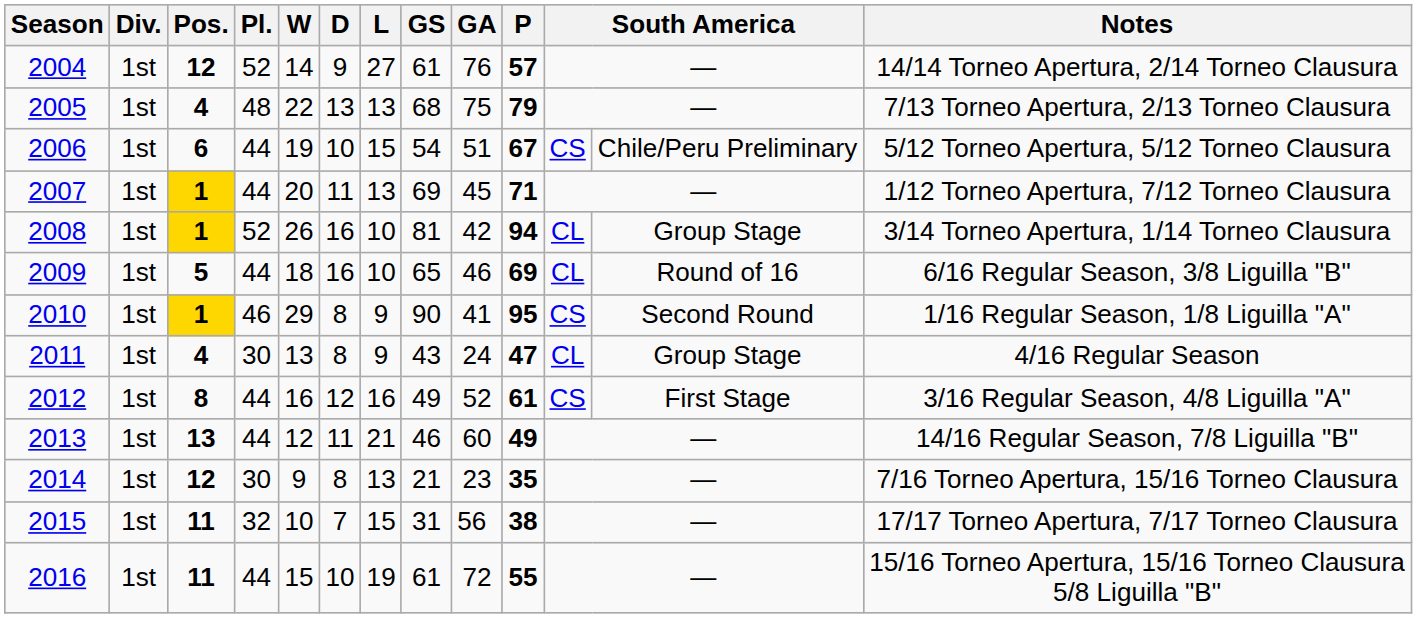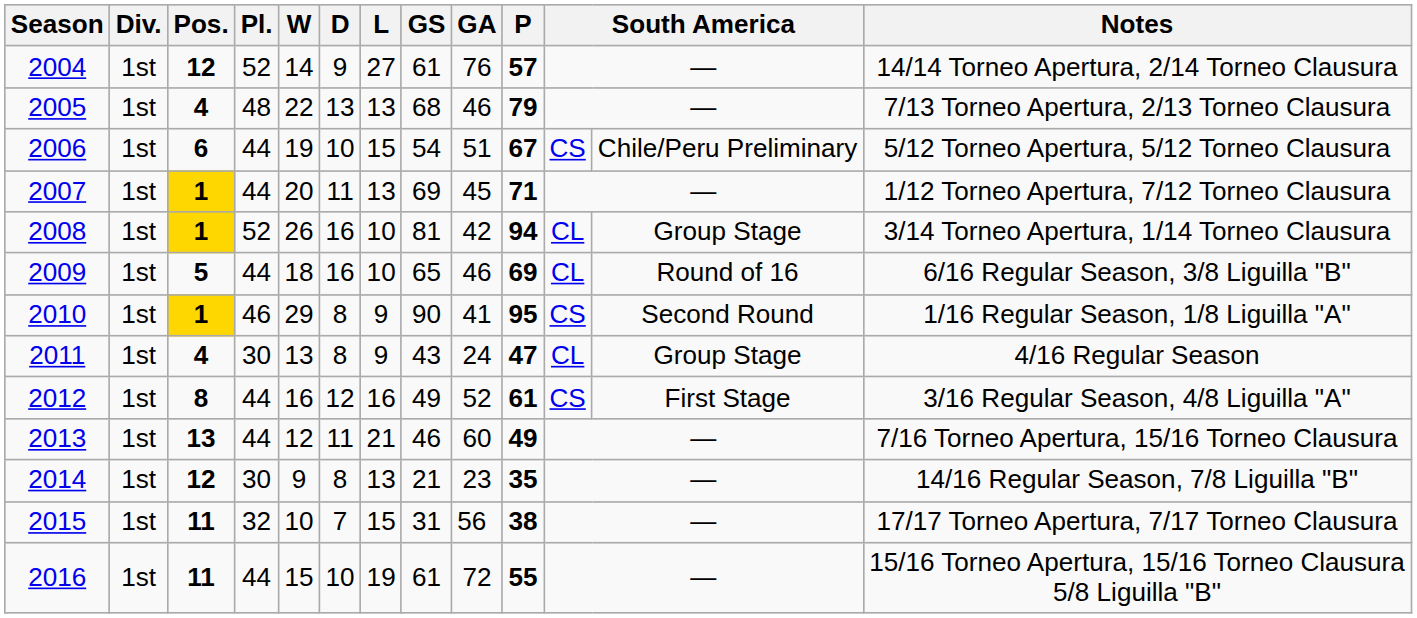(477, 107) 75 -> (477, 107) 46
(1137, 438) 14/16 Regular Season, 7/8 Liguilla "B" -> (1137, 438) 7/16 Torneo Apertura, 15/16 Torneo Clausura
(1137, 480) 7/16 Torneo Apertura, 15/16 Torneo Clausura -> (1137, 480) 14/16 Regular Season, 7/8 Liguilla "B"
